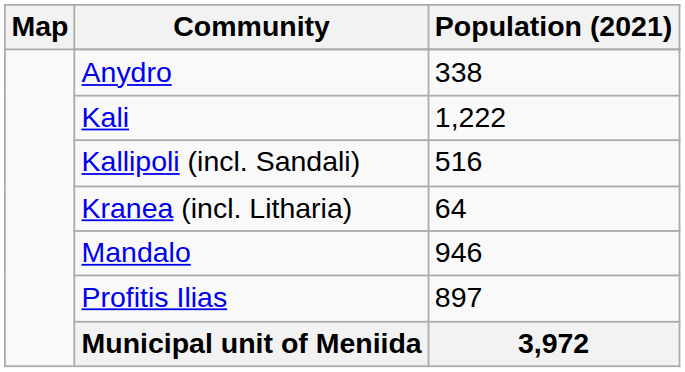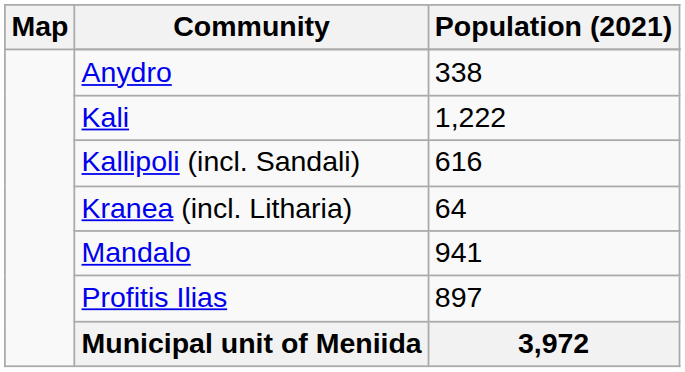(459, 162) 516 -> (459, 162) 616
(459, 252) 946 -> (459, 252) 941
